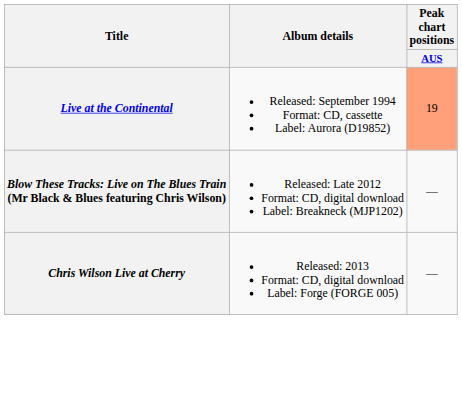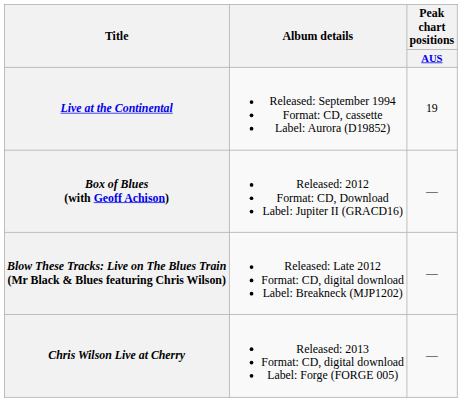(432, 108) lightsalmon background -> (432, 108) no background
+ row: (117, 191)
